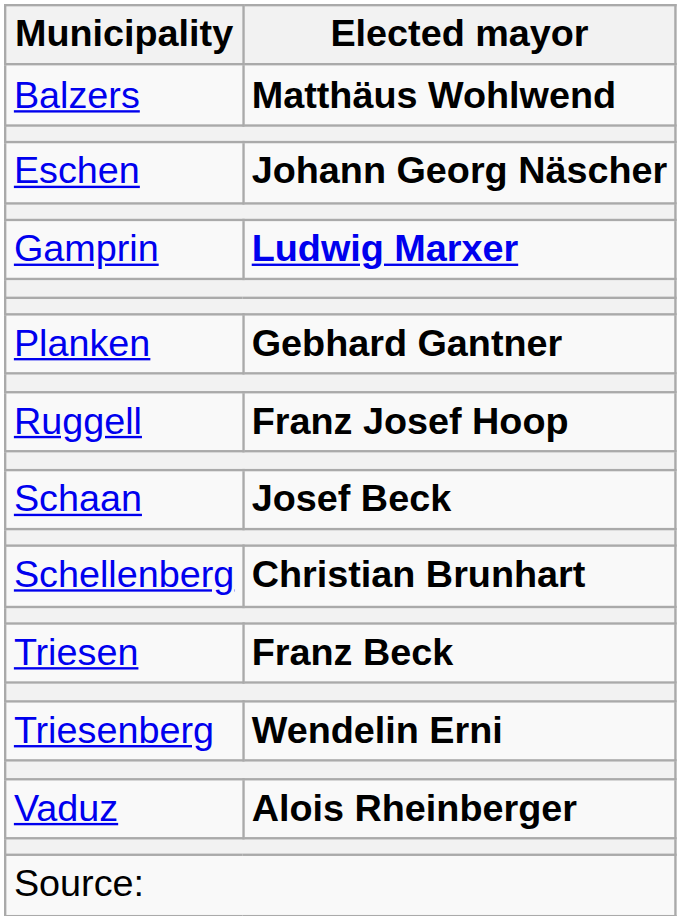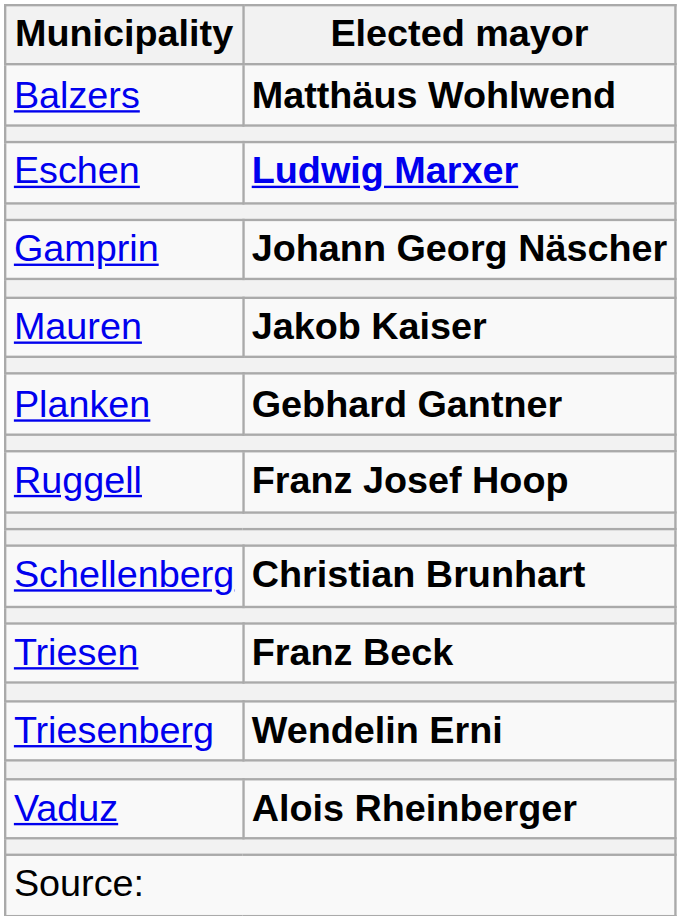(459, 171) Johann Georg Näscher -> (385, 171) Ludwig Marxer
(385, 248) Ludwig Marxer -> (459, 248) Johann Georg Näscher
+ row: (78, 326)
- row: (78, 498)
